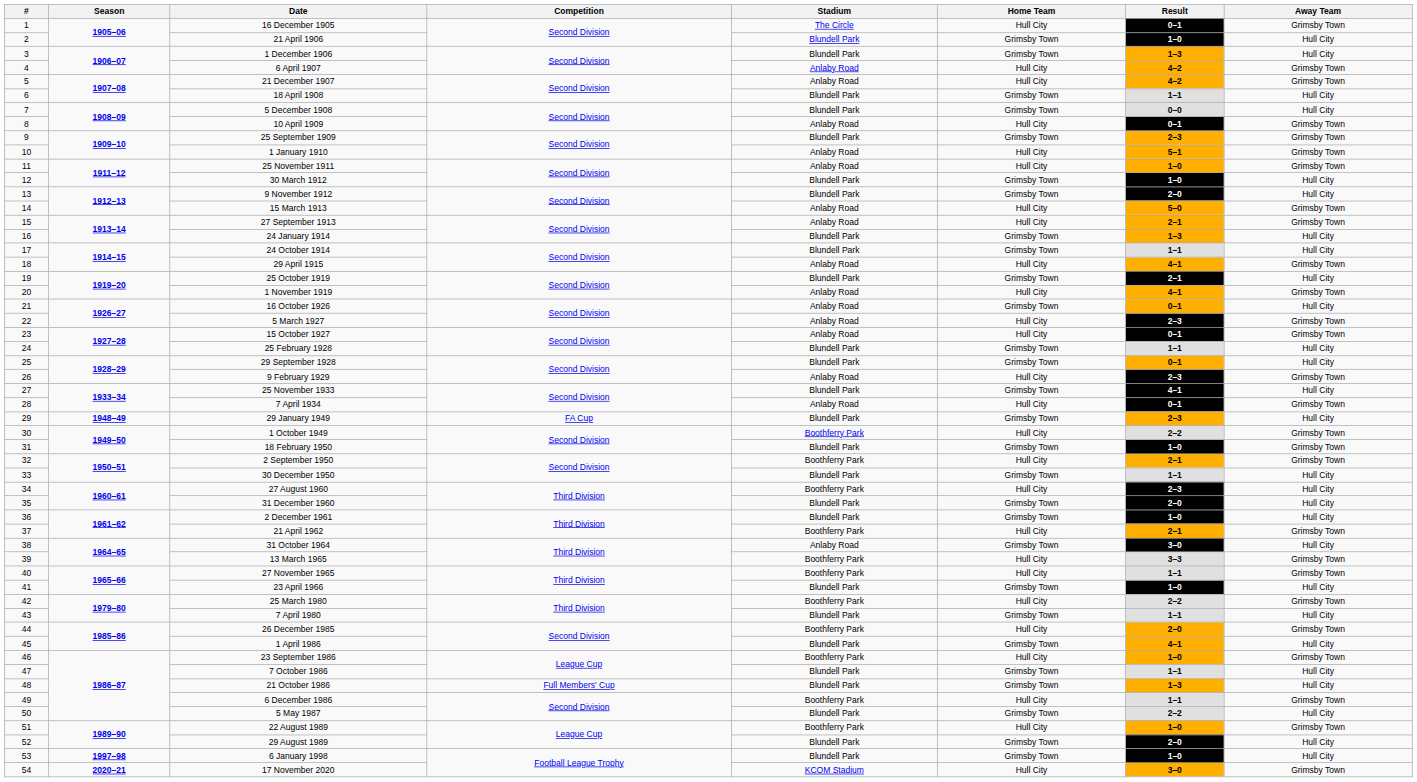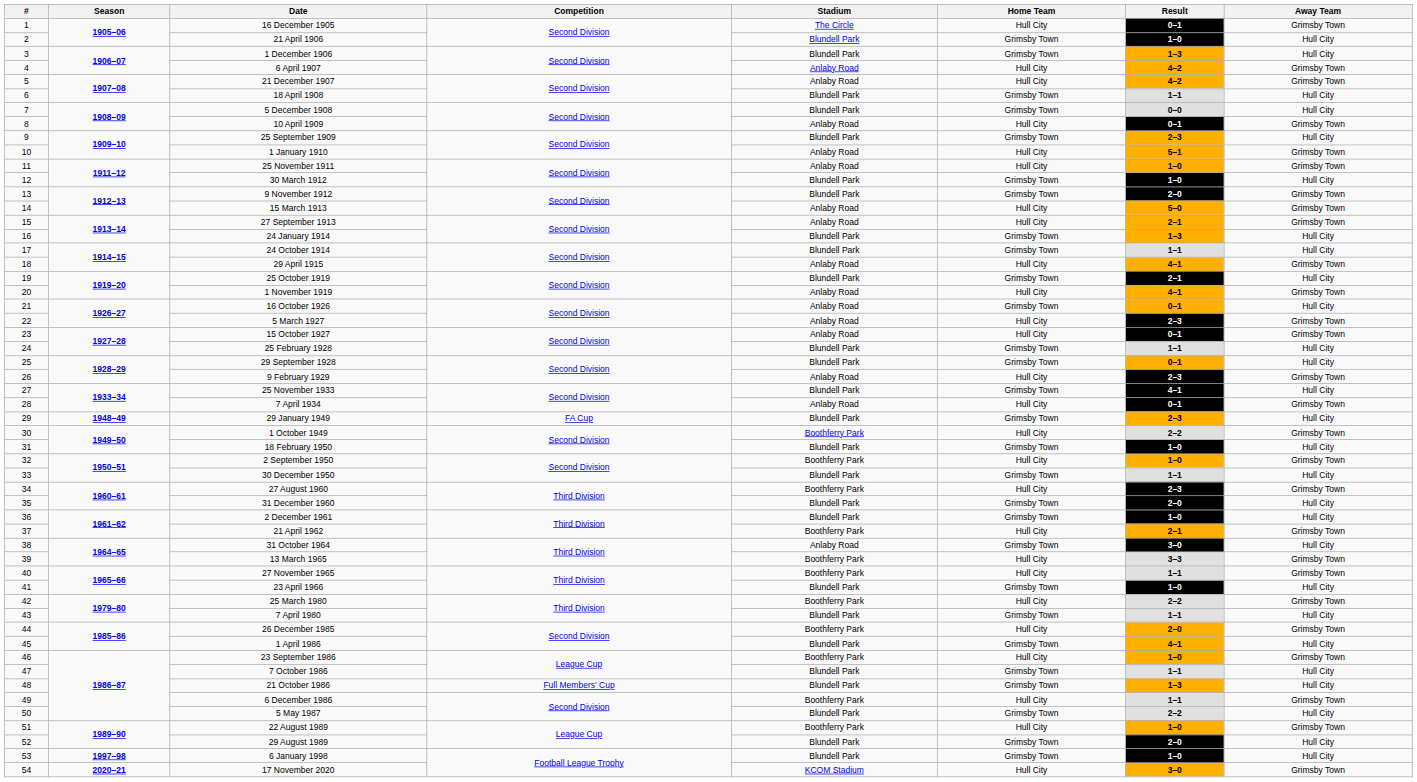(1318, 138) Grimsby Town -> (1318, 138) Hull City
(1318, 194) Hull City -> (1318, 194) Grimsby Town
(1318, 447) Grimsby Town -> (1318, 447) Hull City
(1175, 461) 2–1 -> (1175, 461) 1–0
(1318, 489) Hull City -> (1318, 489) Grimsby Town
